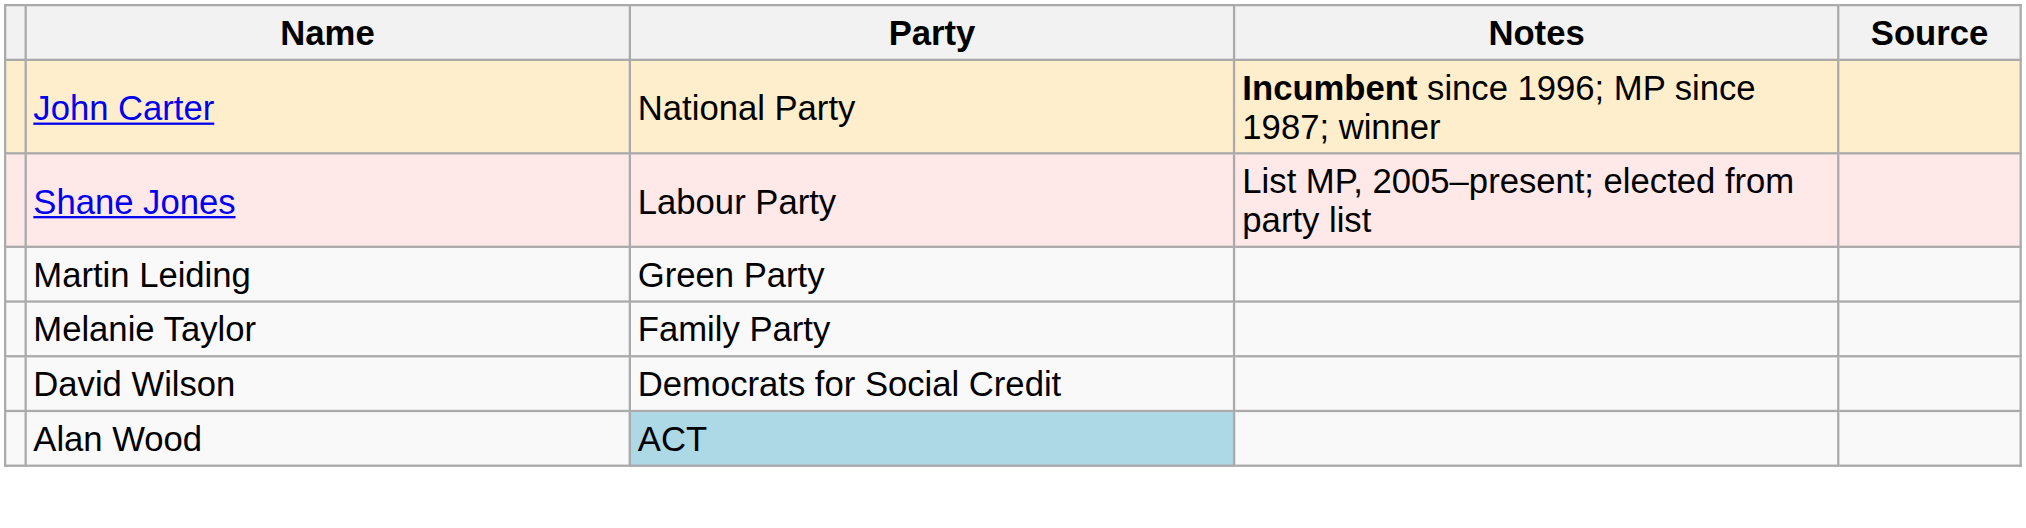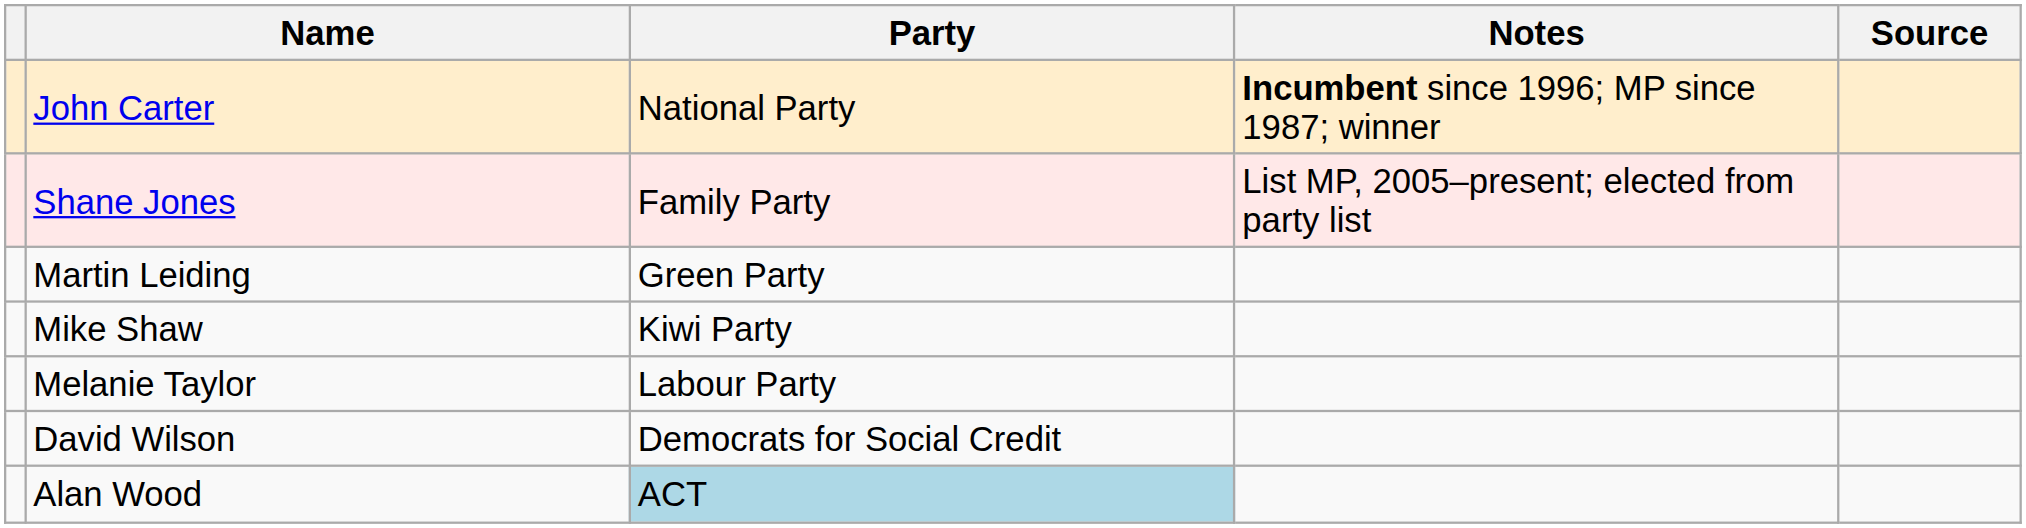(737, 201) Labour Party -> (734, 201) Family Party
+ row: (118, 330)
(734, 330) Family Party -> (737, 385) Labour Party
